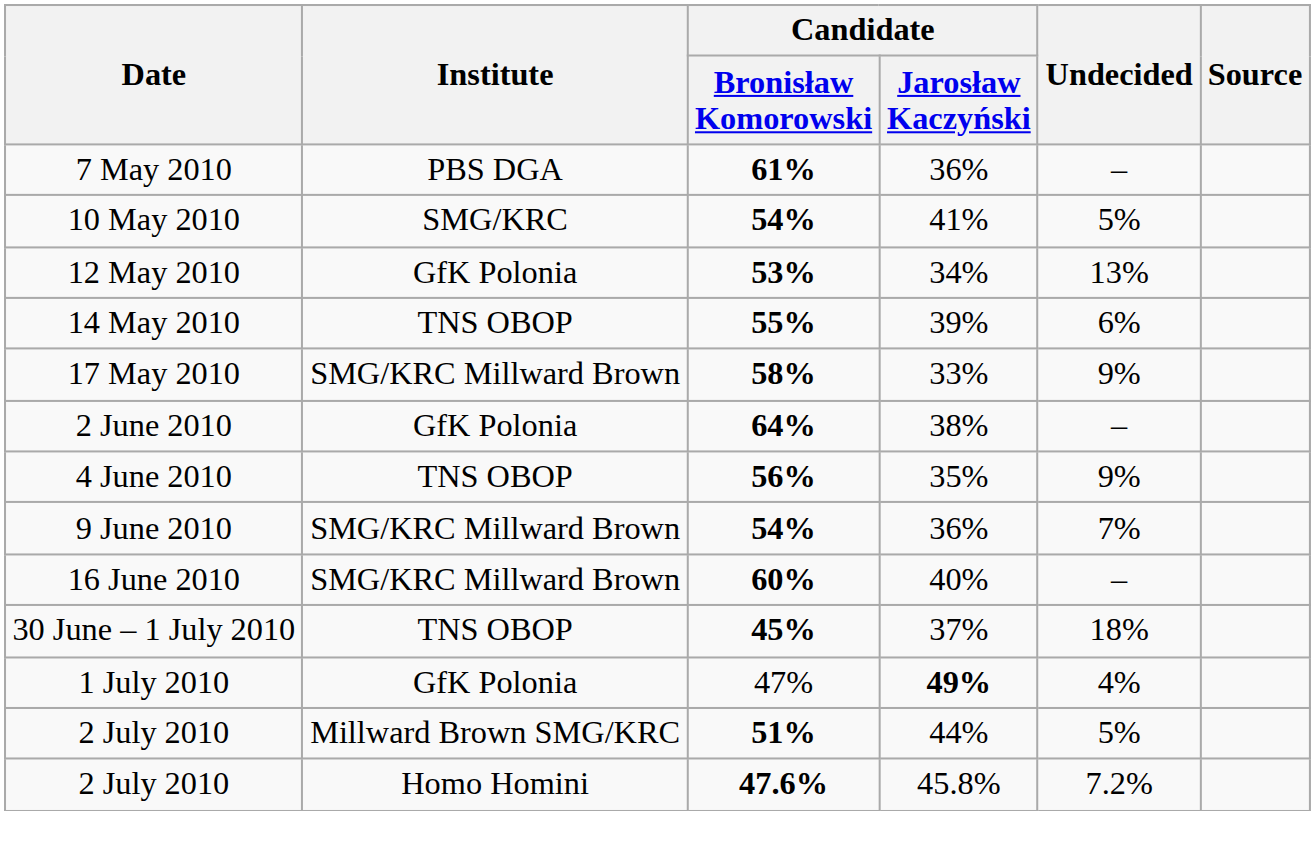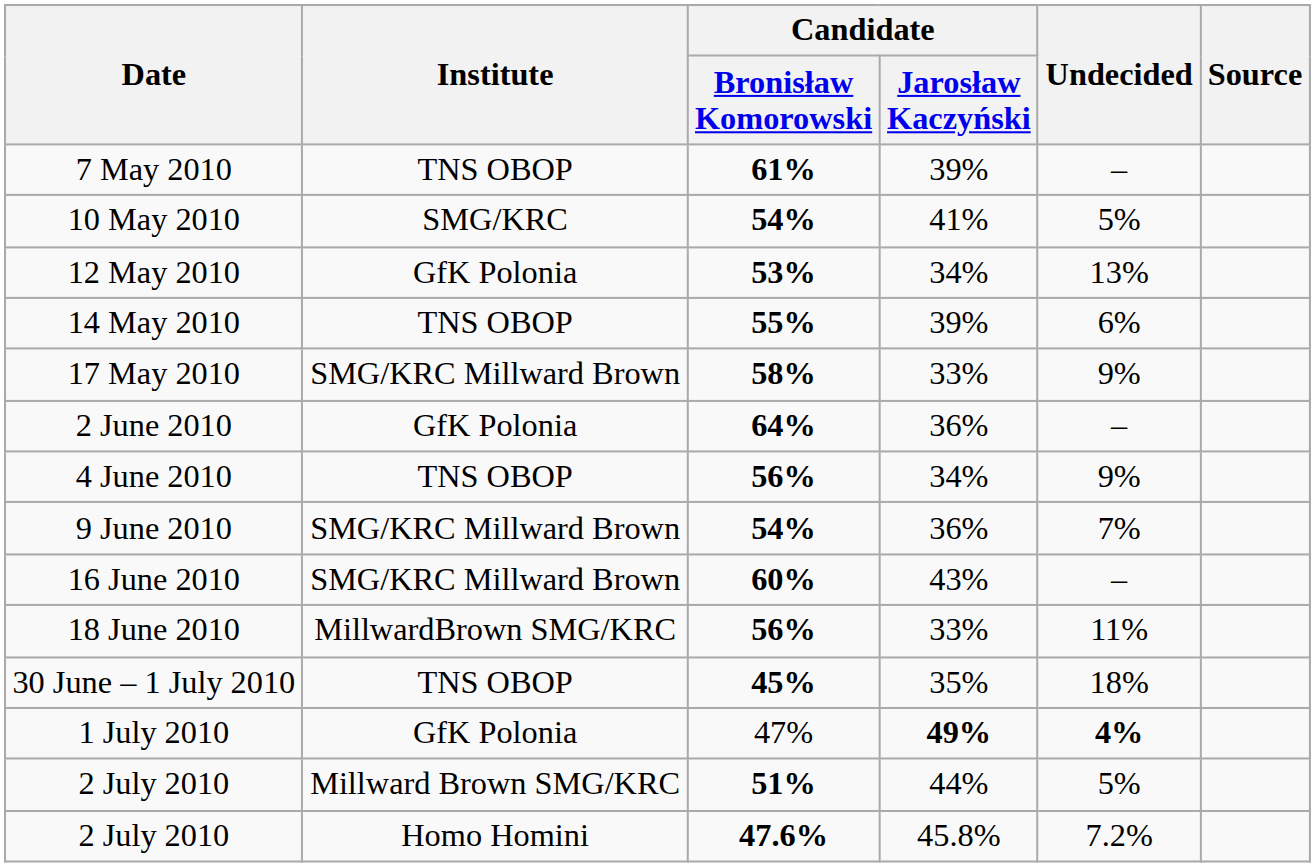(495, 169) PBS DGA -> (495, 169) TNS OBOP
(959, 169) 36% -> (959, 169) 39%
(959, 425) 38% -> (959, 425) 36%
(959, 476) 35% -> (959, 476) 34%
(959, 579) 40% -> (959, 579) 43%
+ row: (154, 630)
(959, 630) 37% -> (959, 681) 35%
(1119, 681) normal -> (1119, 732) bold
